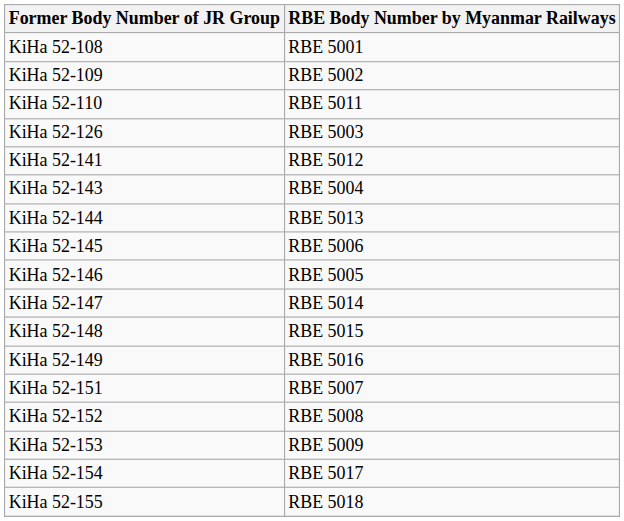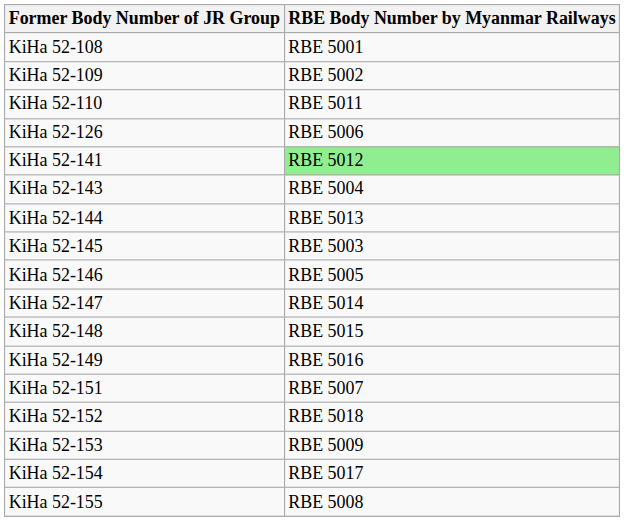(326, 132) RBE 5003 -> (326, 132) RBE 5006
(326, 160) no background -> (326, 160) lightgreen background
(326, 246) RBE 5006 -> (326, 246) RBE 5003
(326, 416) RBE 5008 -> (326, 416) RBE 5018
(326, 501) RBE 5018 -> (326, 501) RBE 5008
